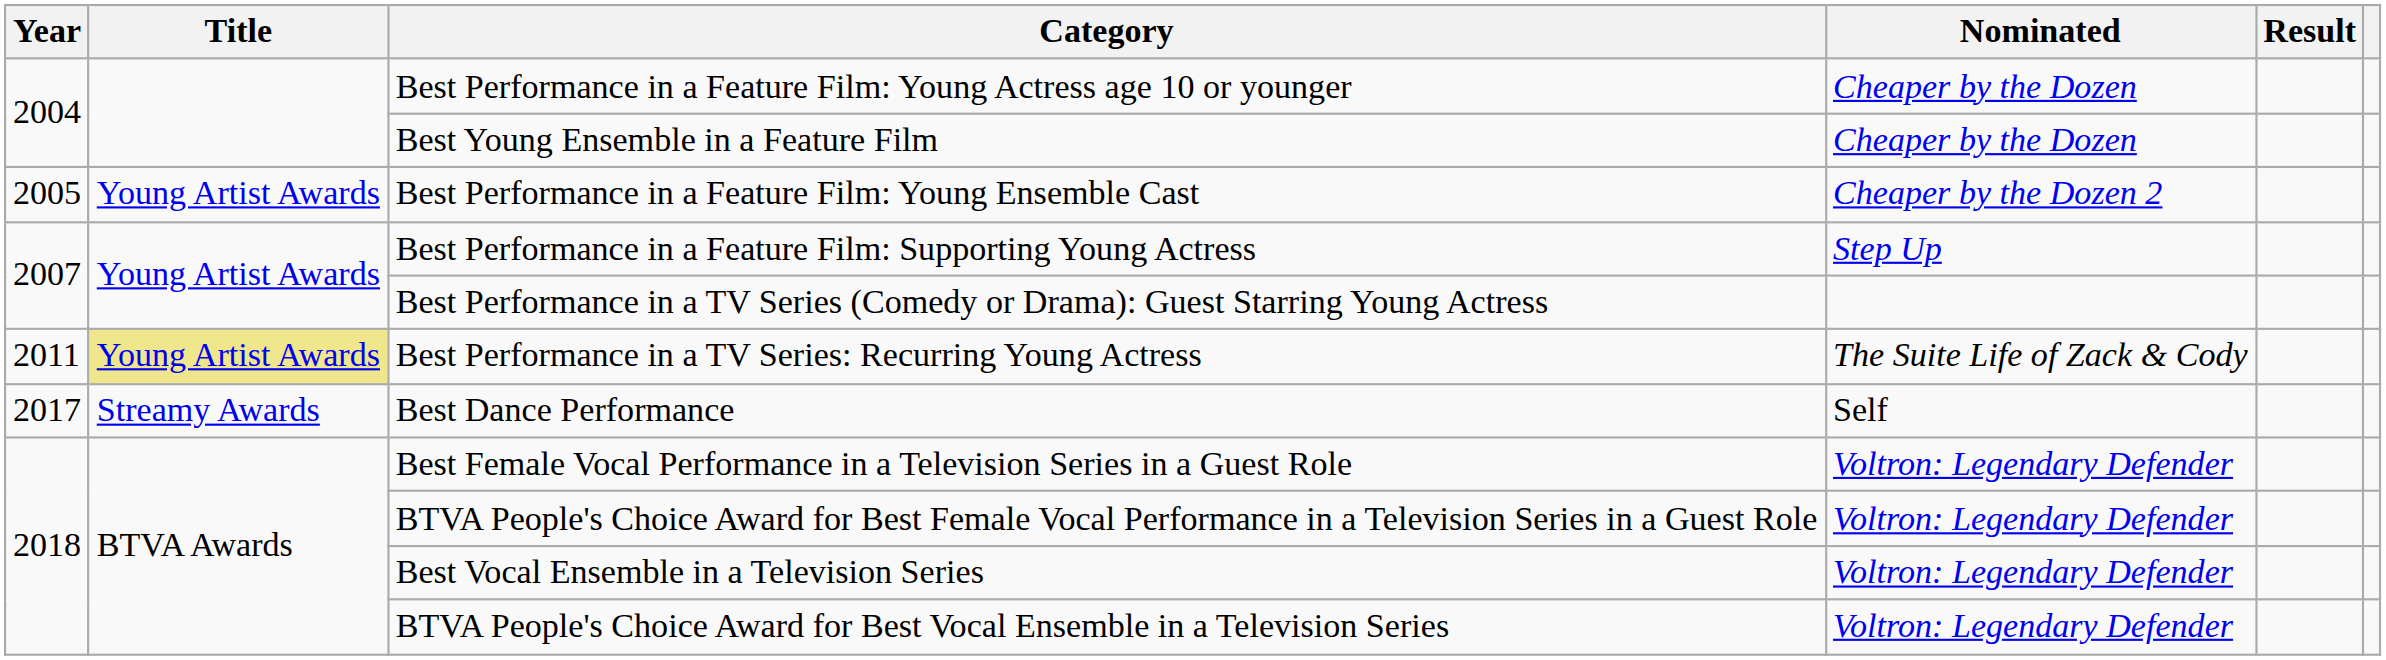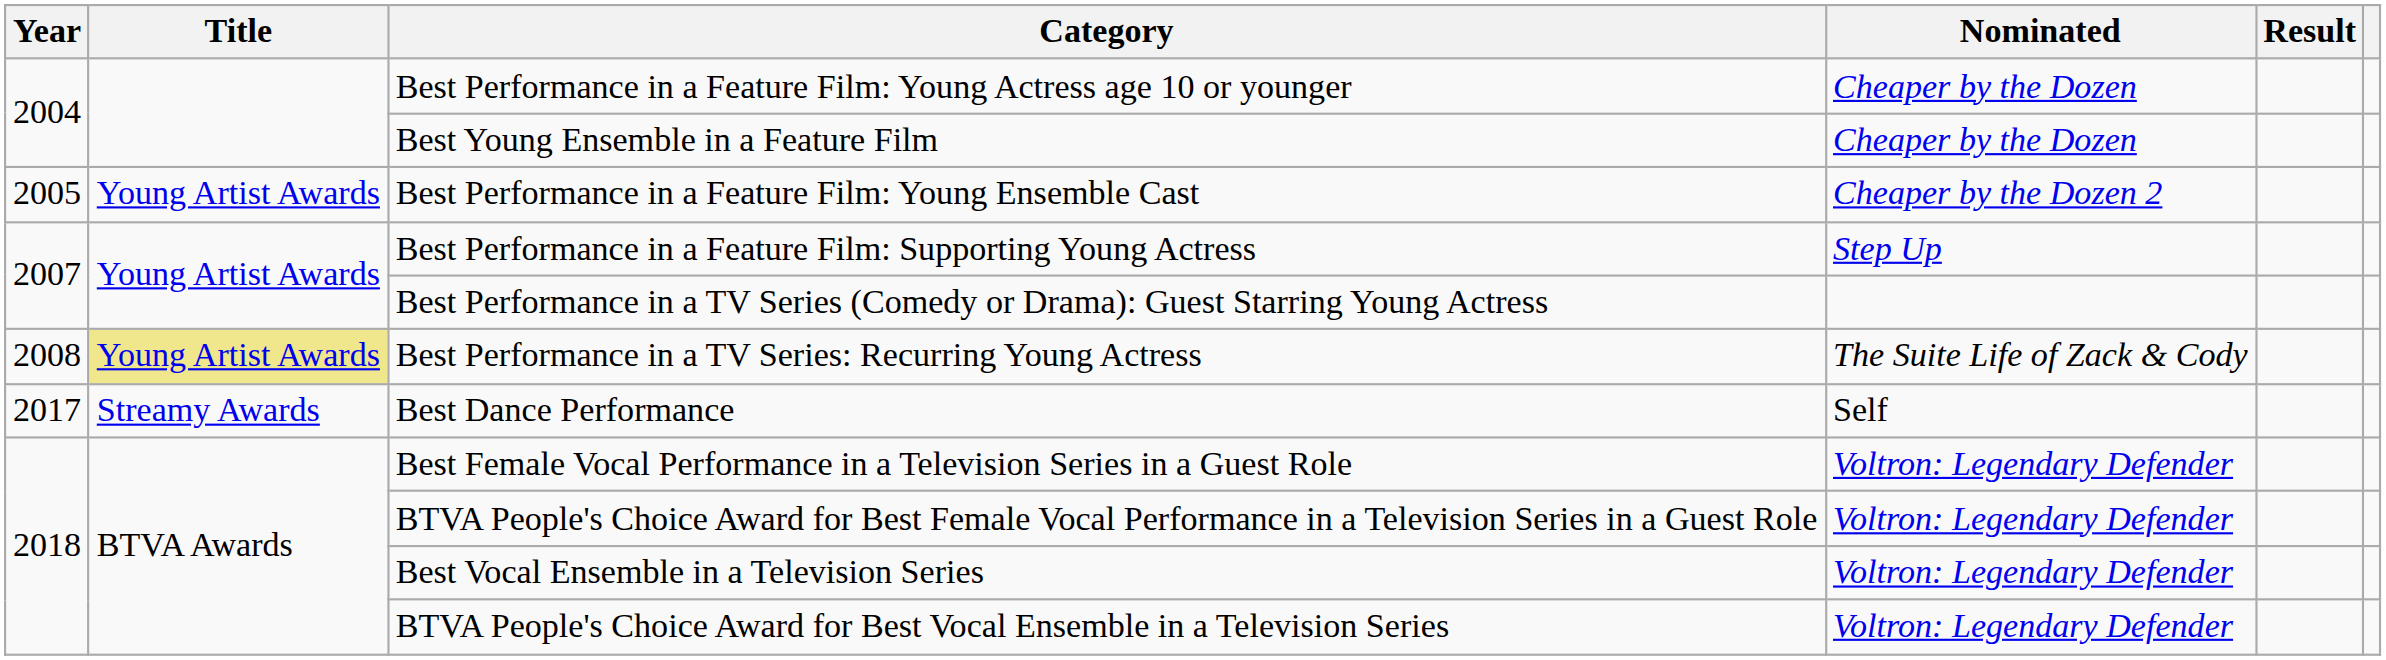(46, 355) 2011 -> (47, 355) 2008
